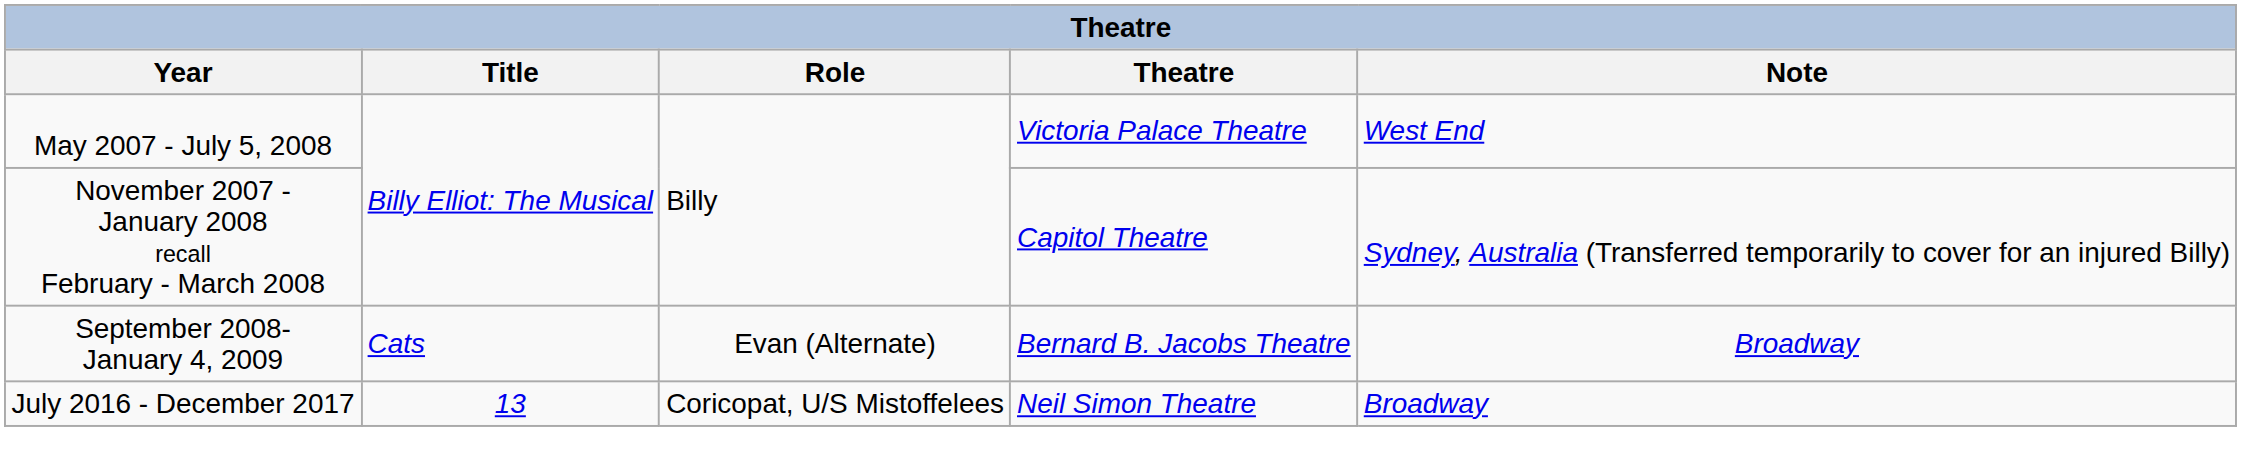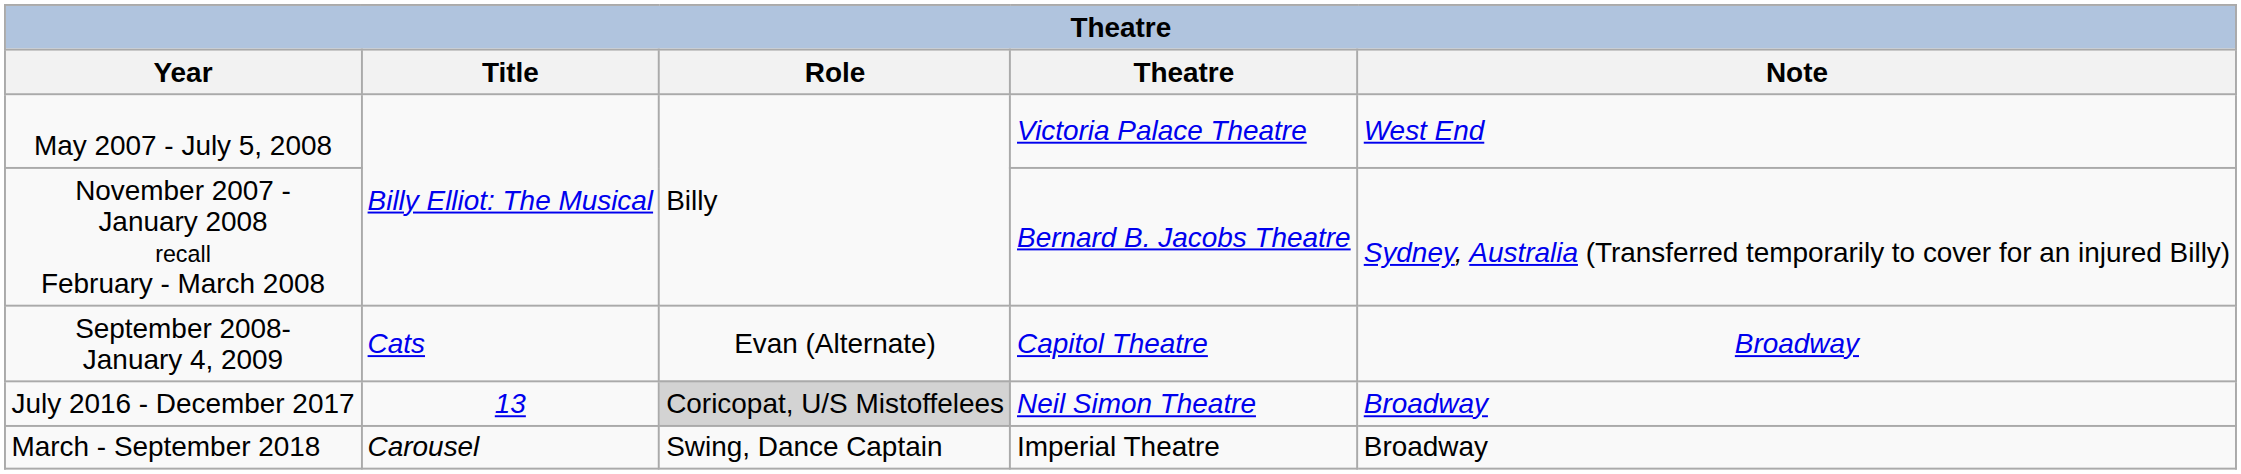(1112, 237) Capitol Theatre -> (1184, 237) Bernard B. Jacobs Theatre
(1184, 344) Bernard B. Jacobs Theatre -> (1112, 344) Capitol Theatre
(835, 403) no background -> (835, 403) lightgrey background
+ row: (166, 447)
